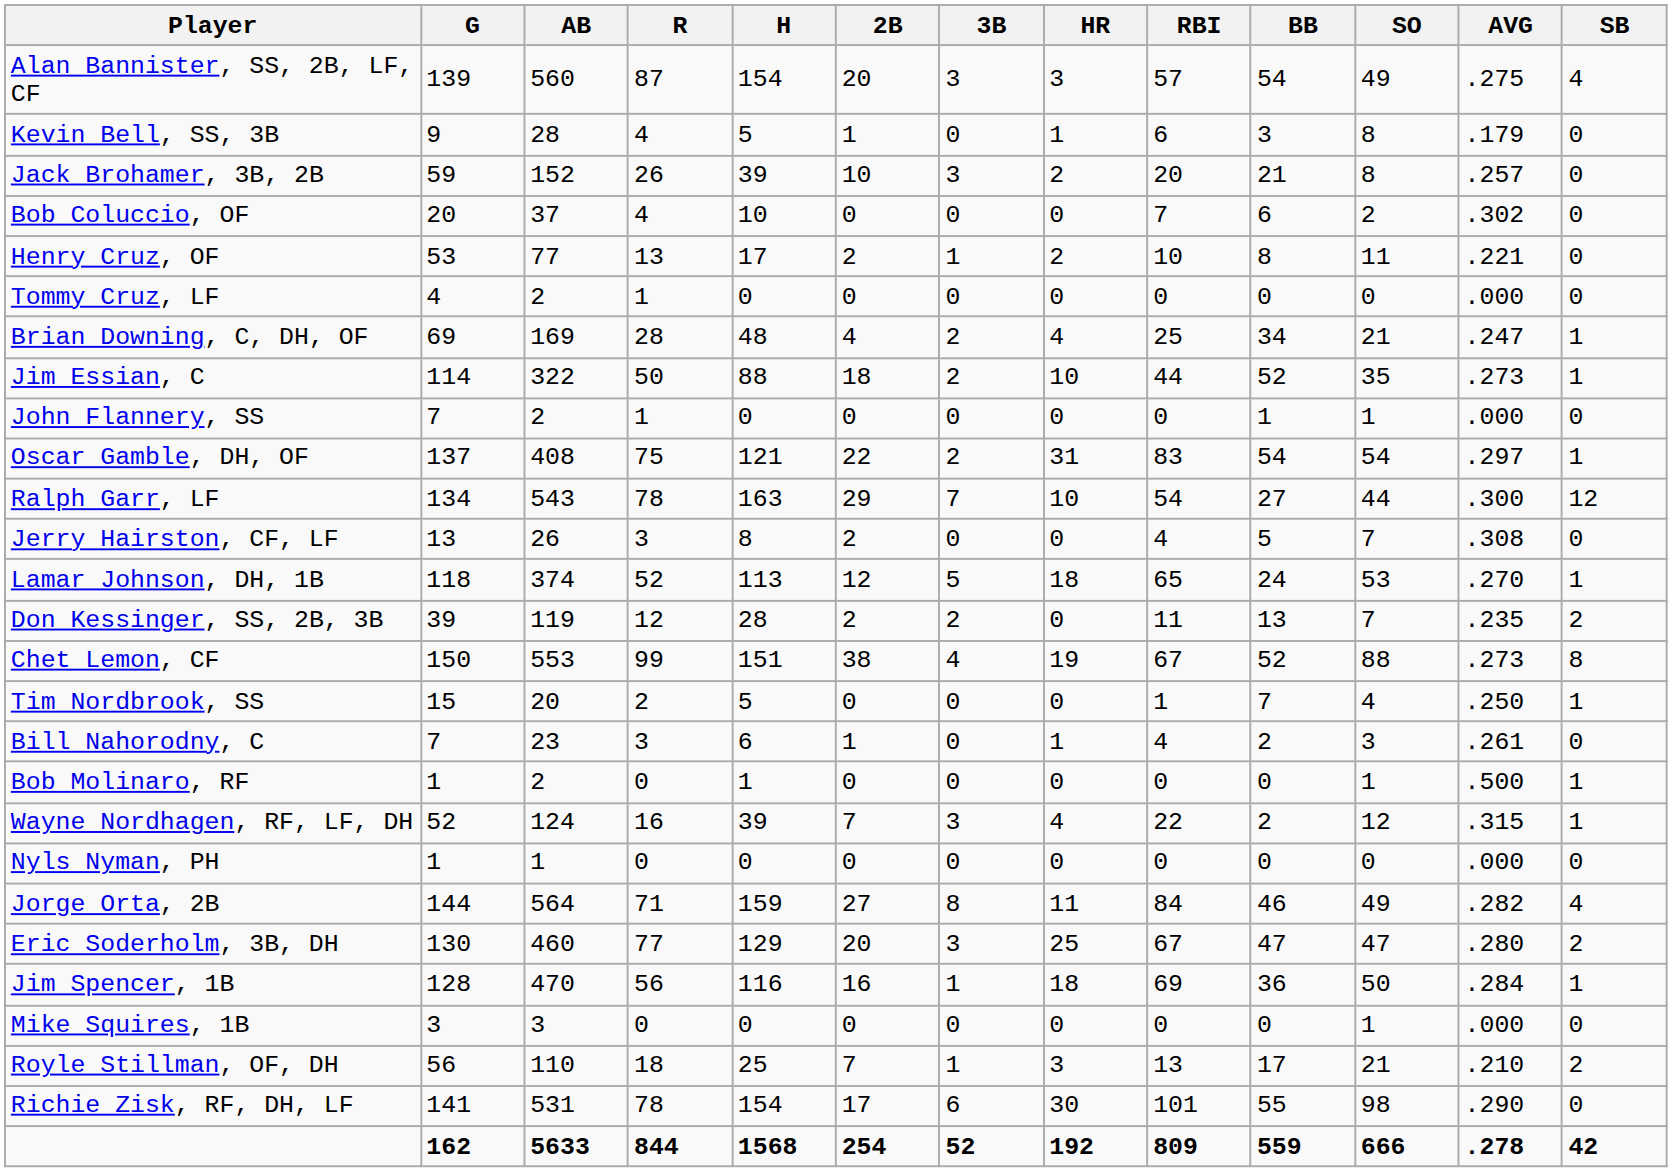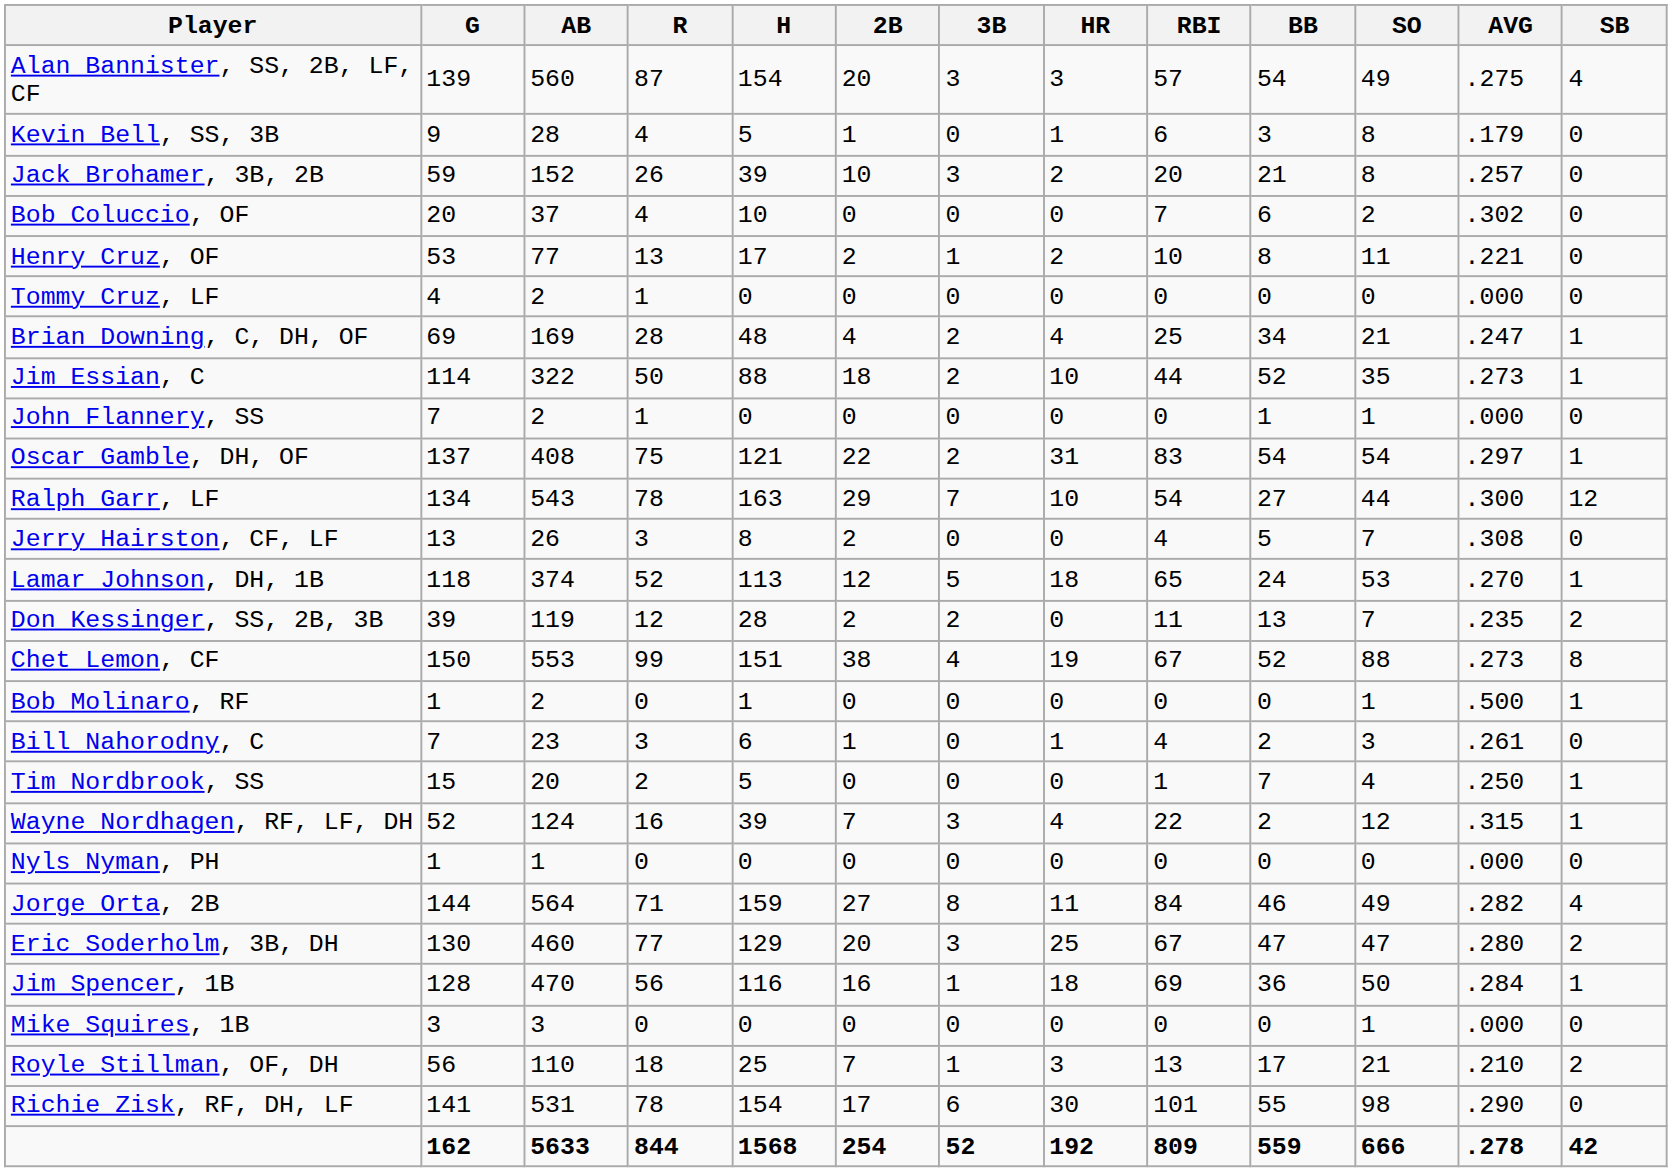rows swapped: (130, 782) <-> (138, 701)
